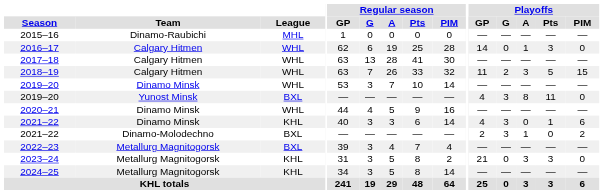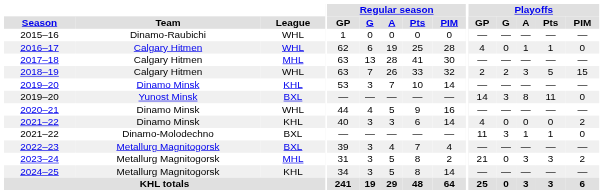(293, 35) MHL -> (293, 35) WHL
(482, 47) 14 -> (482, 47) 4
(551, 47) 3 -> (551, 47) 1
(293, 59) WHL -> (293, 59) MHL
(482, 72) 11 -> (482, 72) 2
(293, 84) WHL -> (293, 84) KHL
(482, 97) 4 -> (482, 97) 14
(506, 121) 3 -> (506, 121) 0
(551, 121) 1 -> (551, 121) 0
(582, 121) 6 -> (582, 121) 2
(482, 134) 2 -> (482, 134) 11
(551, 134) 0 -> (551, 134) 1
(582, 134) 2 -> (582, 134) 0
(293, 159) KHL -> (293, 159) MHL
(582, 159) 0 -> (582, 159) 2
